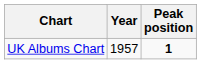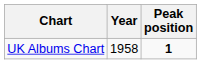(124, 48) 1957 -> (124, 48) 1958
